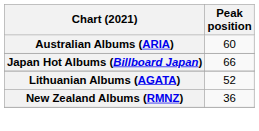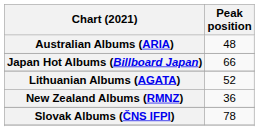(230, 44) 60 -> (230, 44) 48
+ row: (105, 116)
